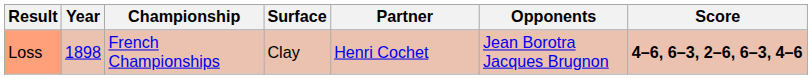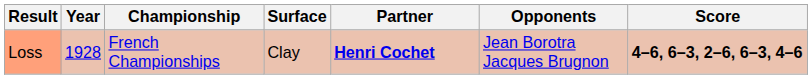(83, 52) 1898 -> (83, 52) 1928
(381, 52) normal -> (384, 52) bold
